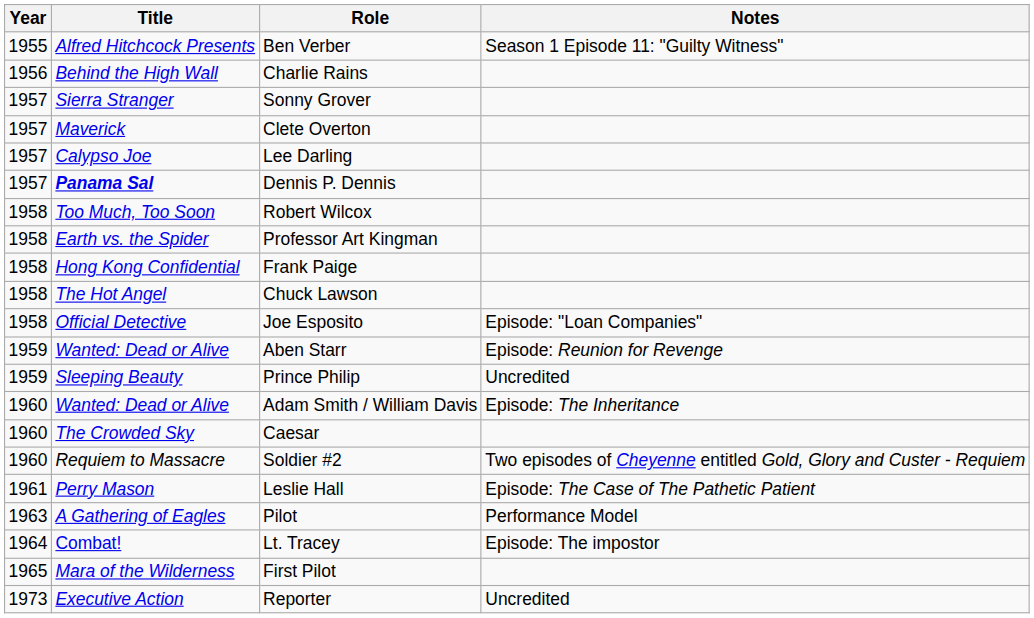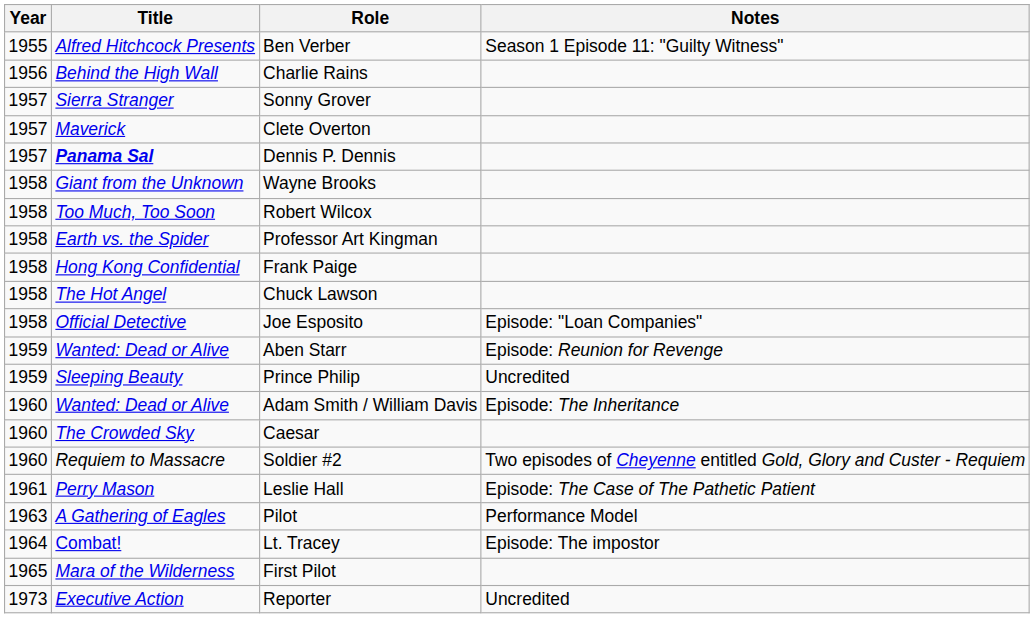- row: (308, 156)
+ row: (319, 184)
